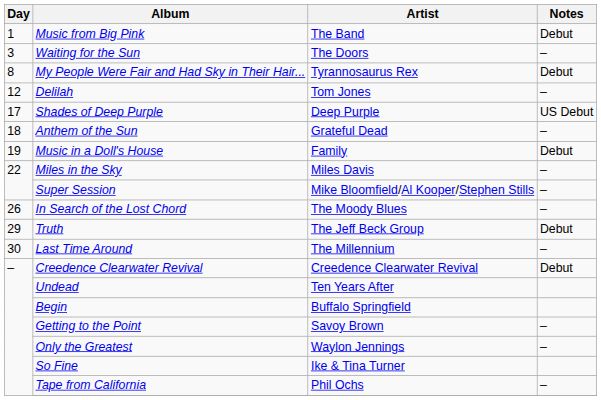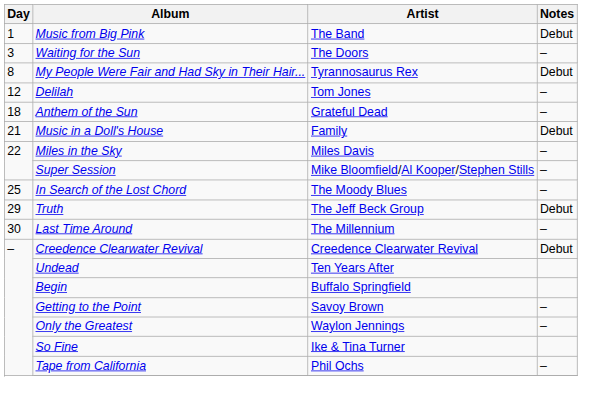- row: (99, 111)
(14, 151) 19 -> (14, 131) 21
(14, 209) 26 -> (14, 190) 25
